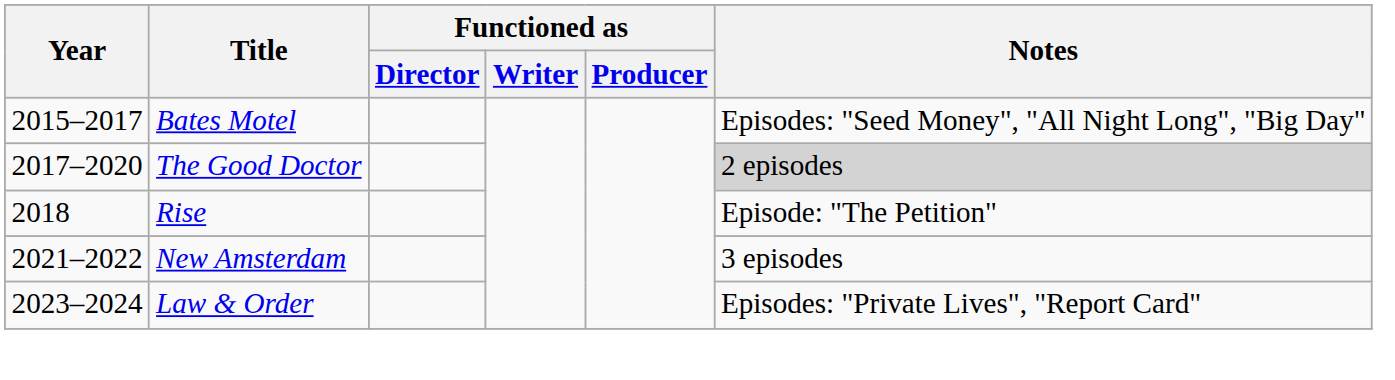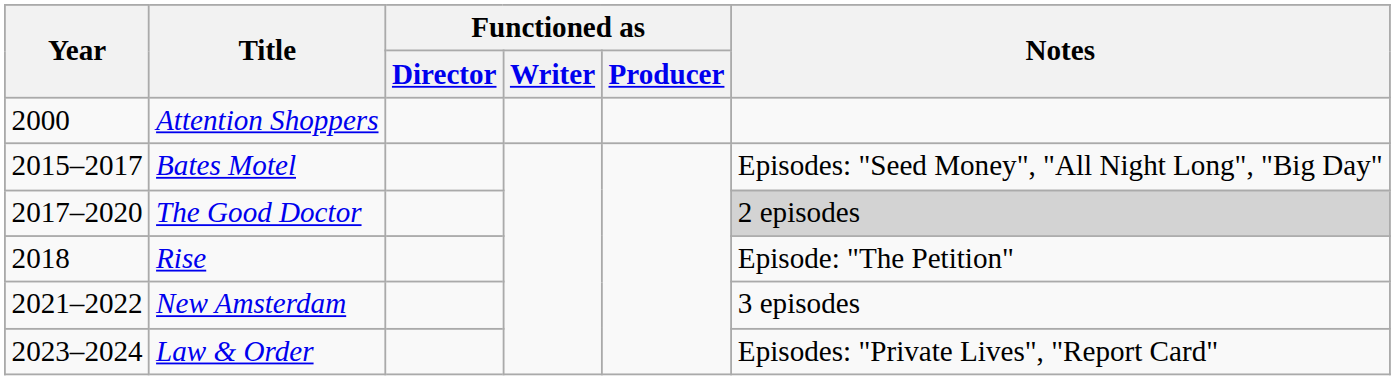+ row: (267, 119)
